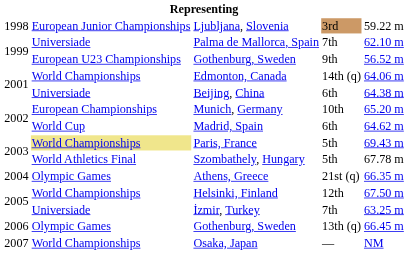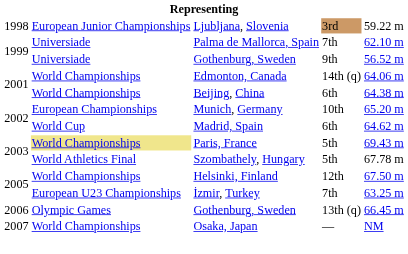(106, 59) European U23 Championships -> (61, 59) Universiade
(61, 92) Universiade -> (86, 92) World Championships
- row: (231, 176)
(61, 209) Universiade -> (106, 193) European U23 Championships
